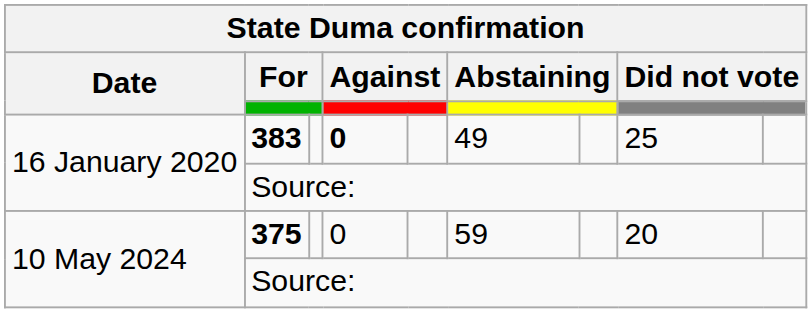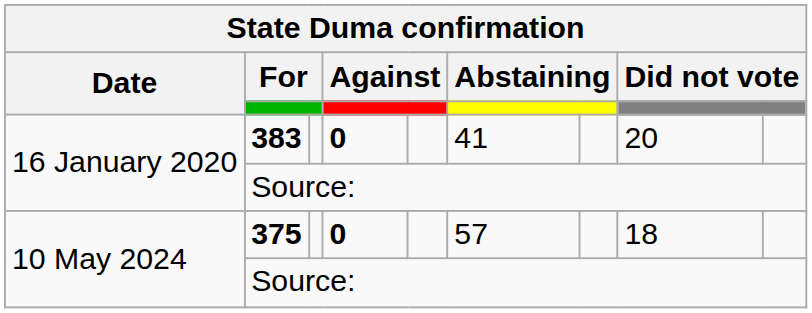(471, 138) 49 -> (471, 138) 41
(641, 138) 25 -> (641, 138) 20
(338, 234) normal -> (338, 234) bold
(471, 234) 59 -> (471, 234) 57
(641, 234) 20 -> (641, 234) 18
